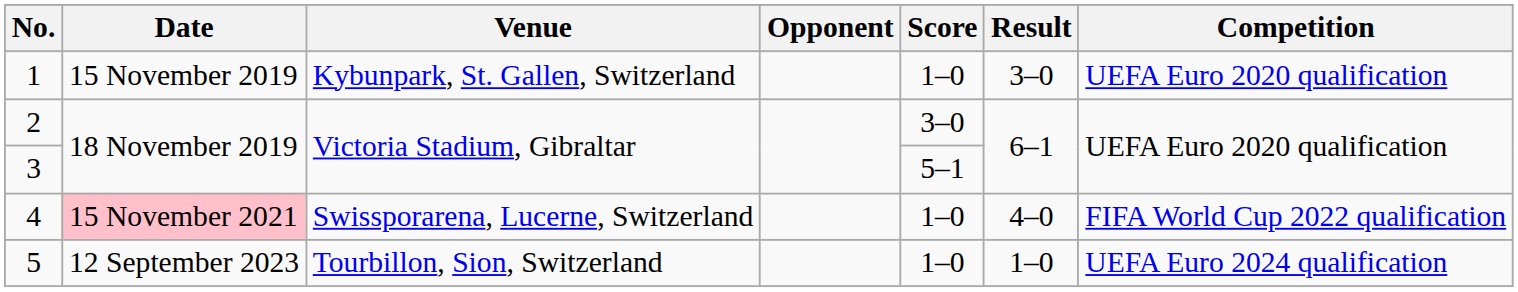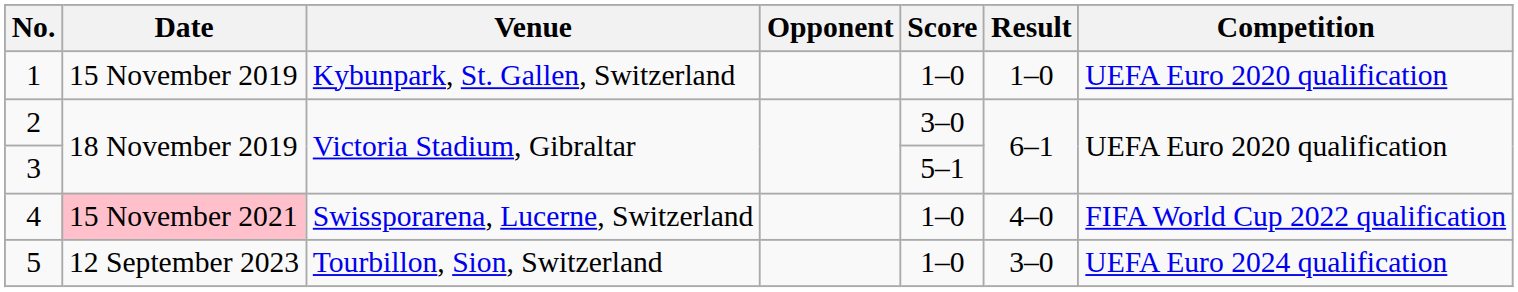(1031, 74) 3–0 -> (1031, 74) 1–0
(1031, 262) 1–0 -> (1031, 262) 3–0
